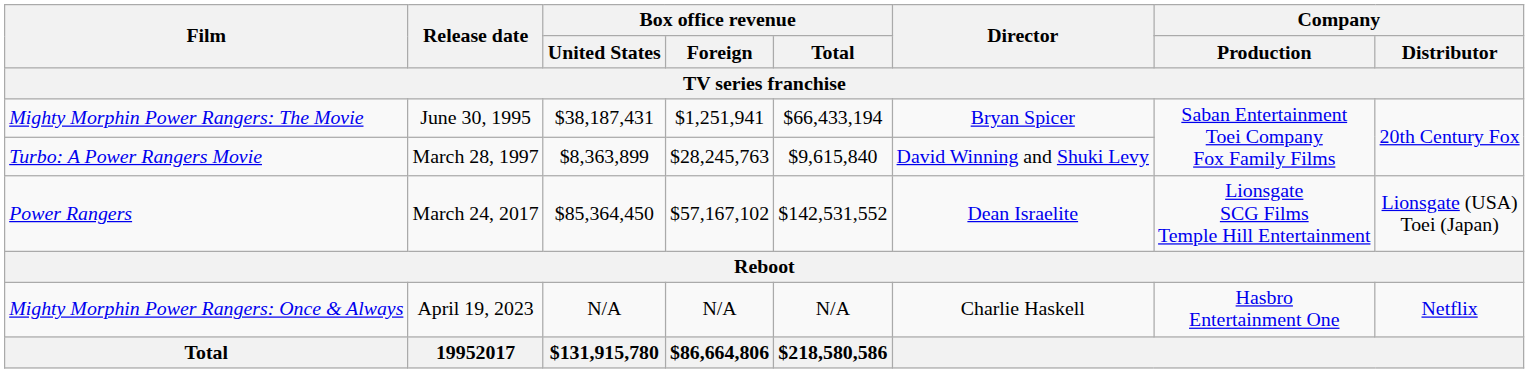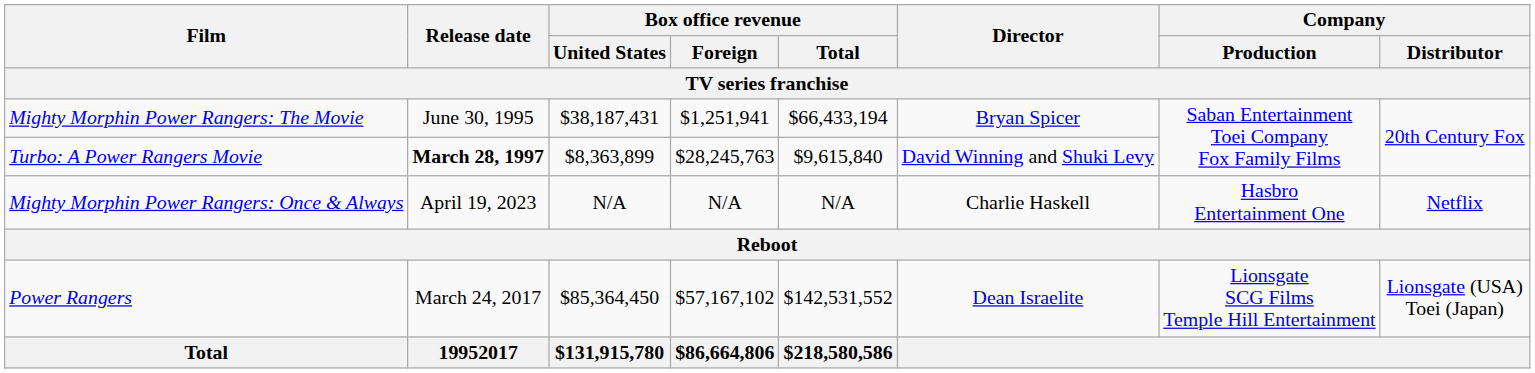(476, 155) normal -> (478, 155) bold
rows swapped: (206, 309) <-> (71, 213)
